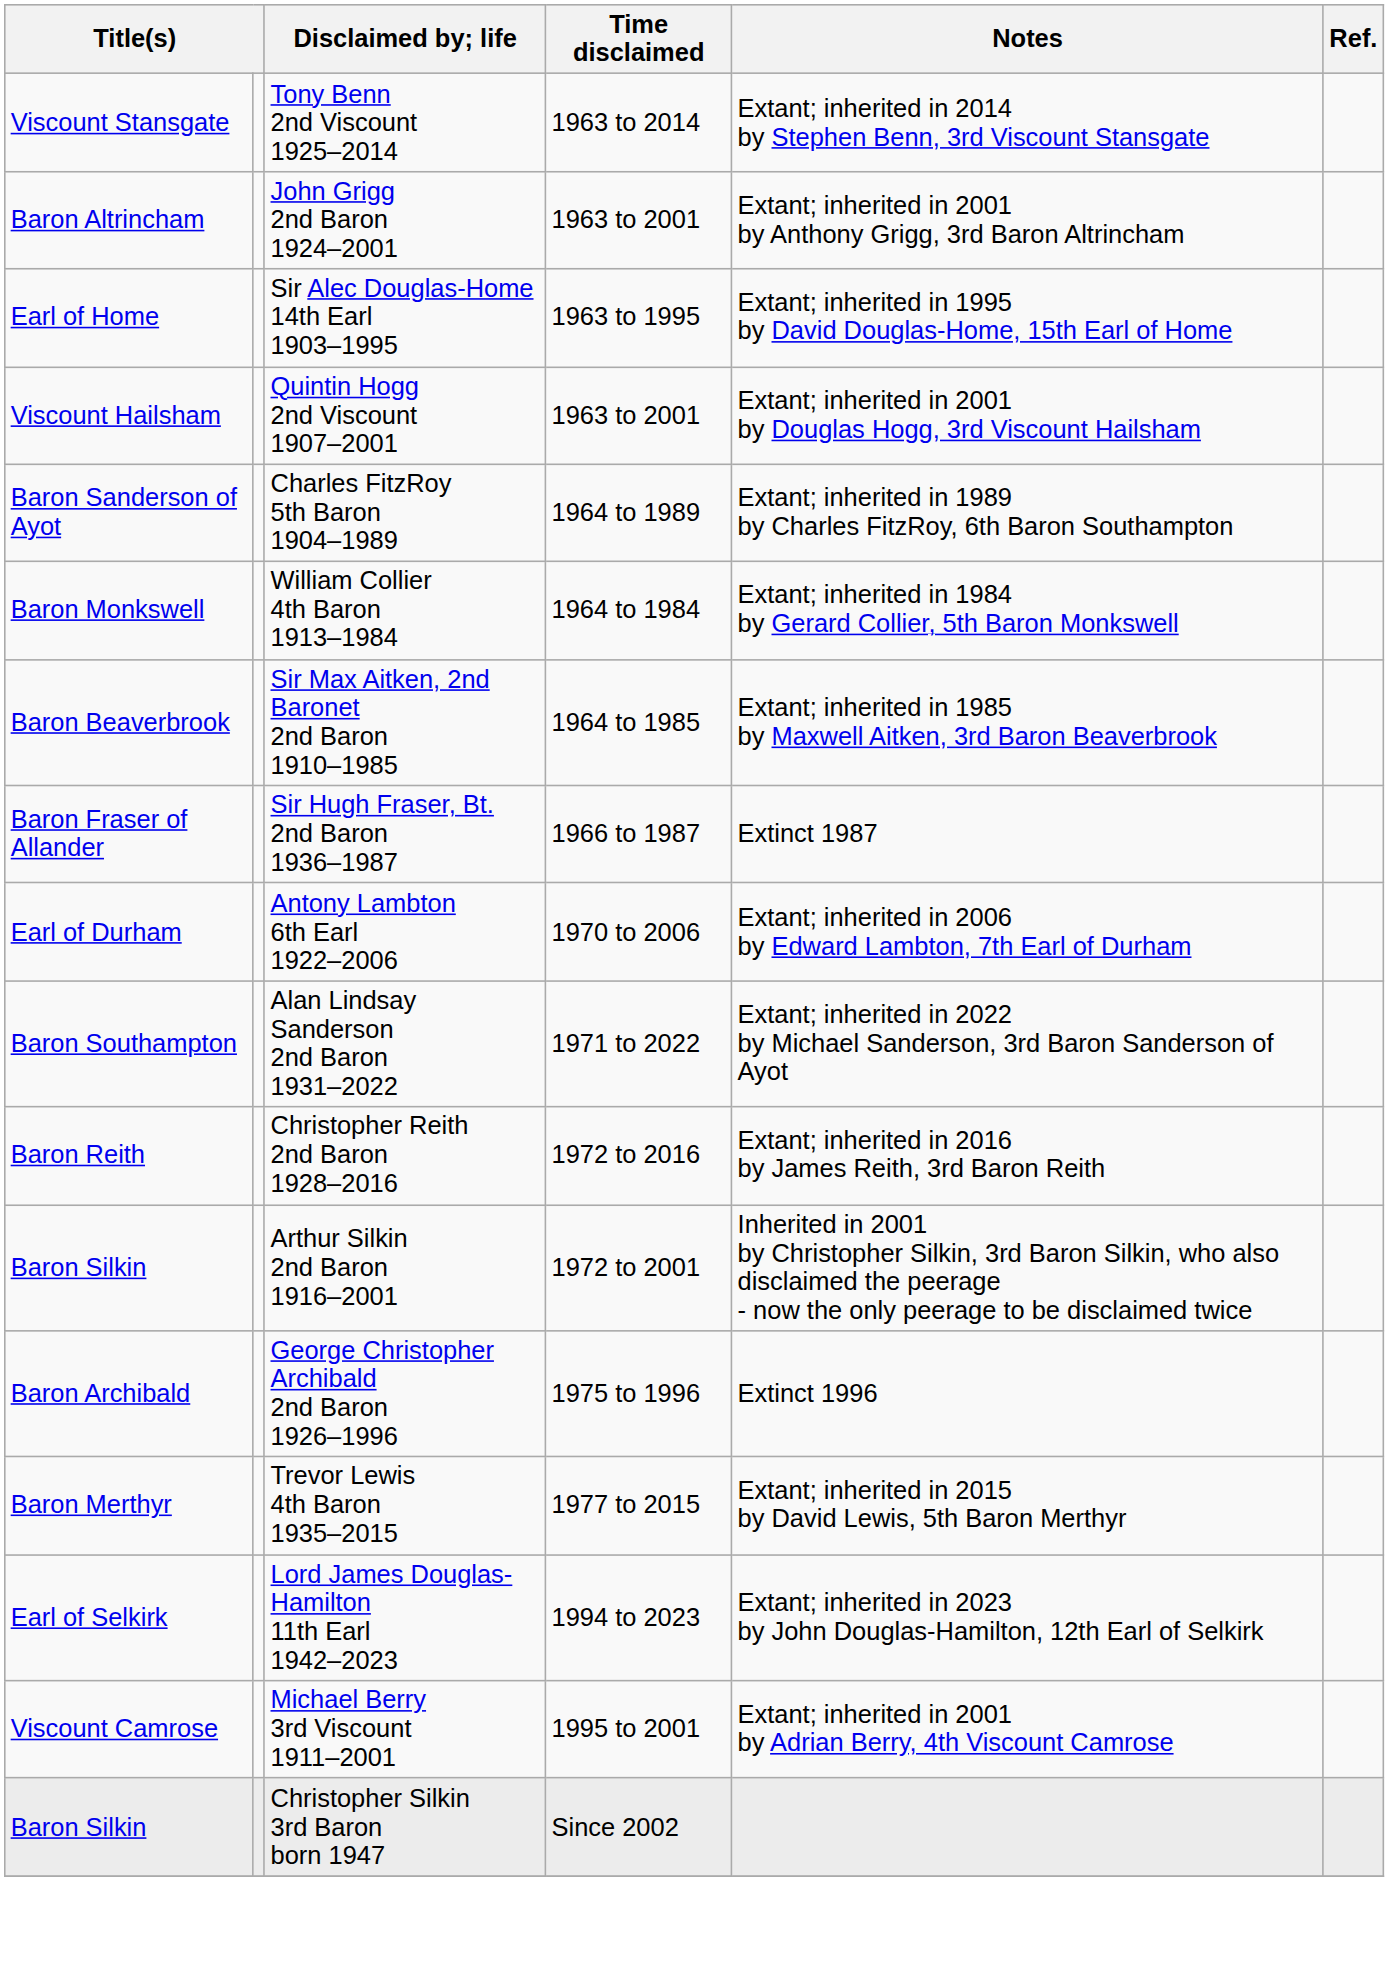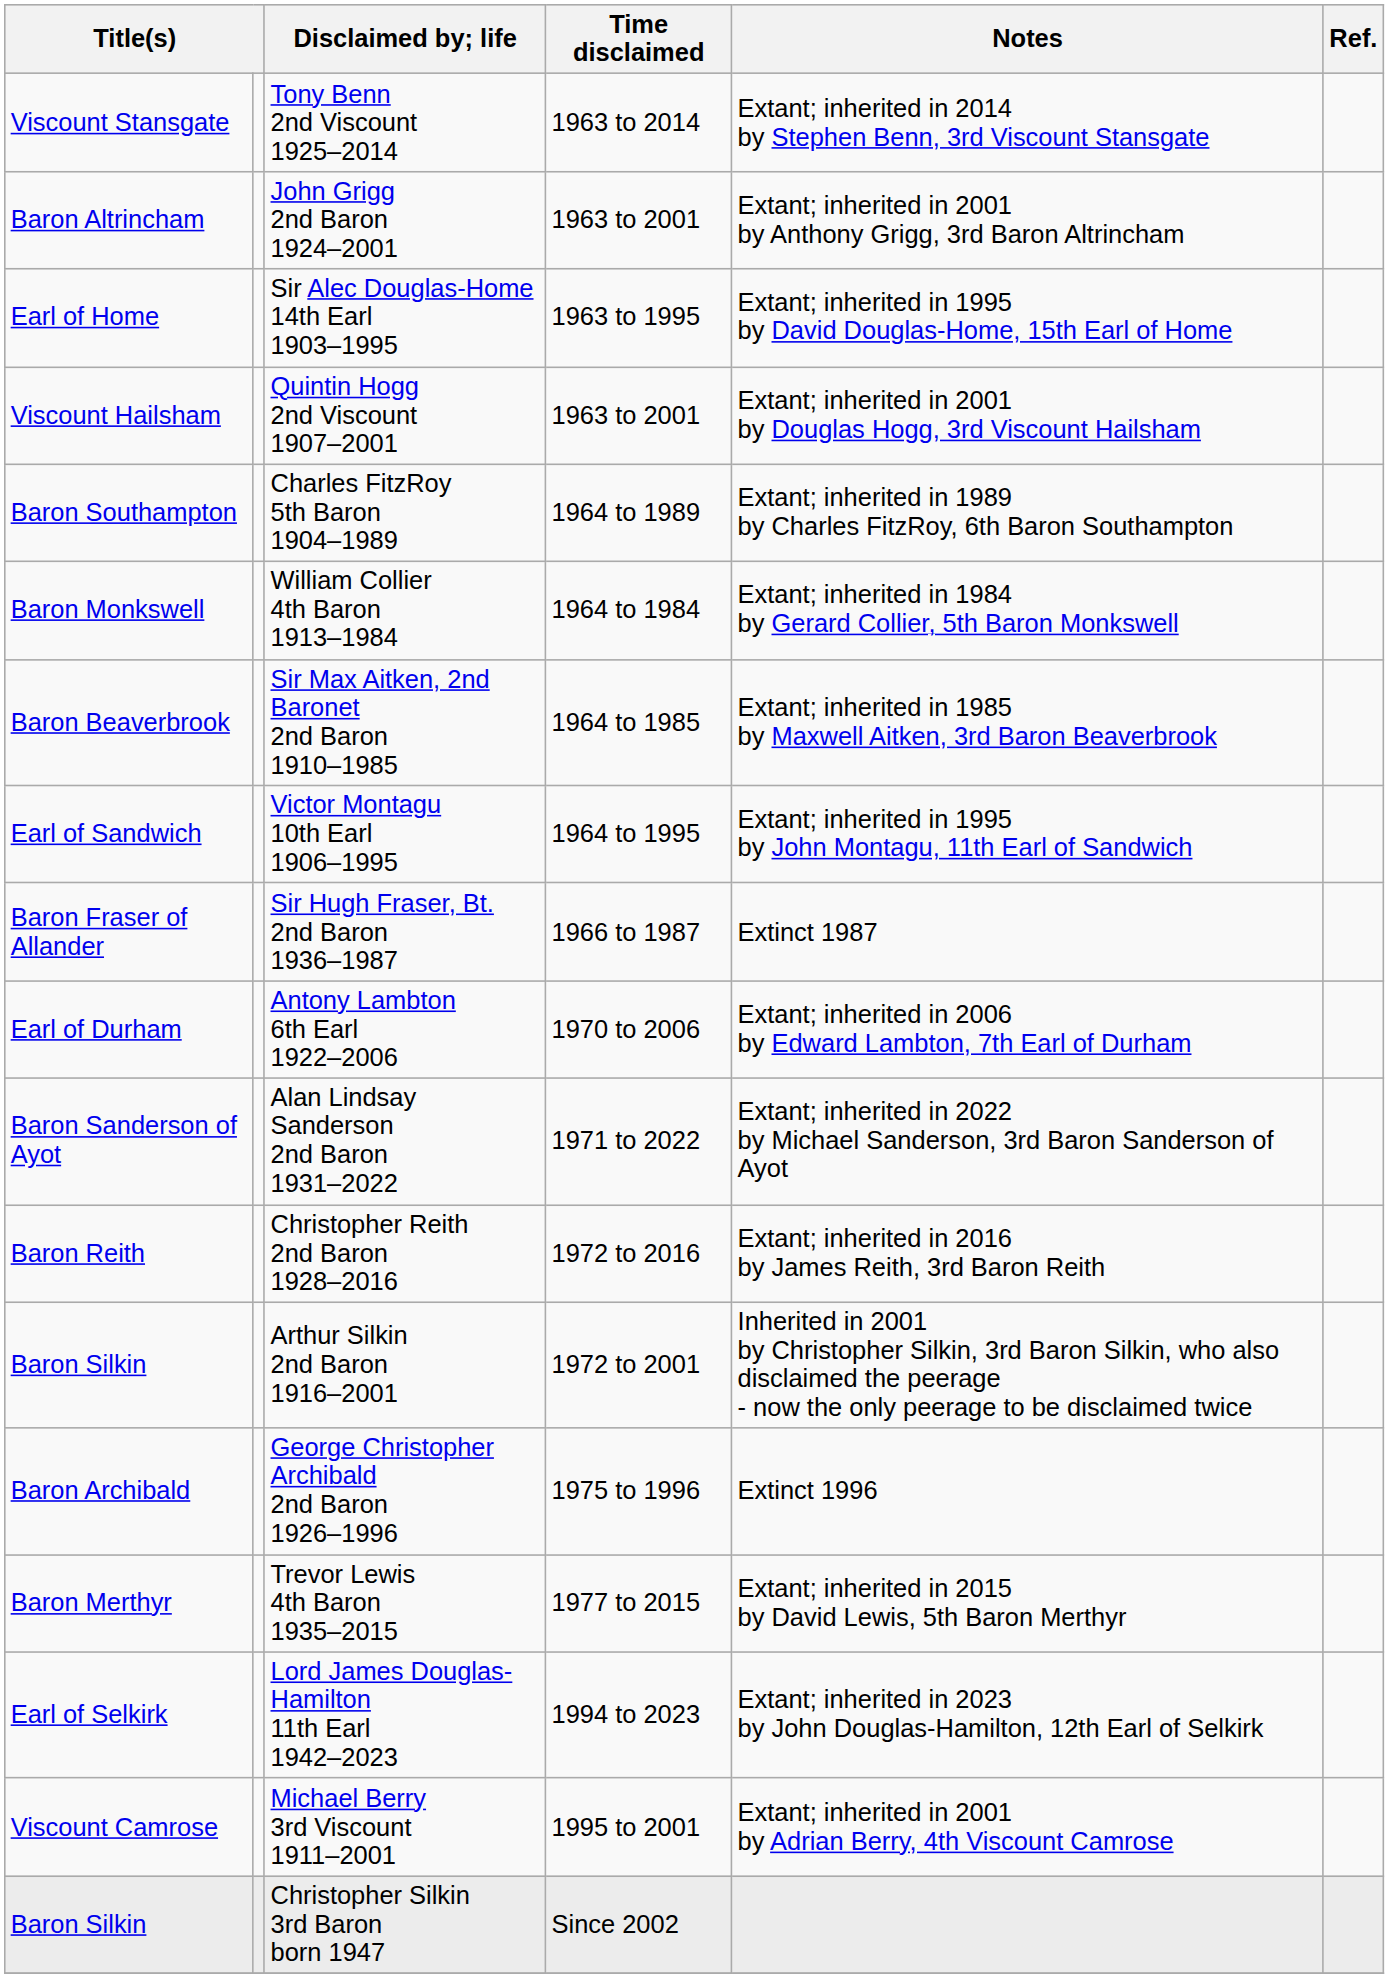(124, 512) Baron Sanderson of Ayot -> (124, 512) Baron Southampton
+ row: (356, 833)
(124, 1043) Baron Southampton -> (124, 1141) Baron Sanderson of Ayot
